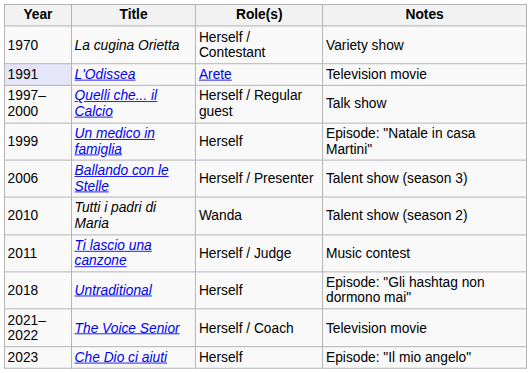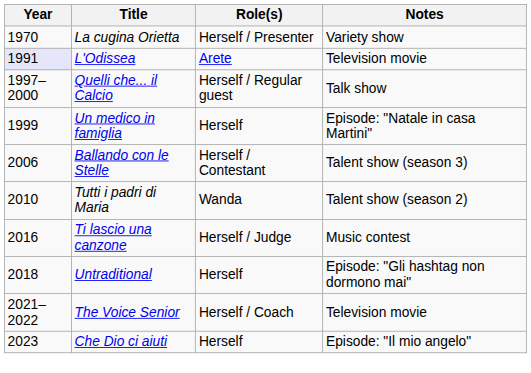(232, 44) Herself / Contestant -> (256, 37) Herself / Presenter
(256, 178) Herself / Presenter -> (232, 163) Herself / Contestant
(22, 253) 2011 -> (23, 237) 2016
